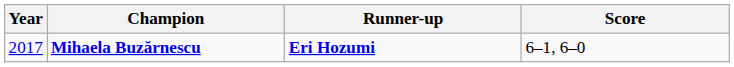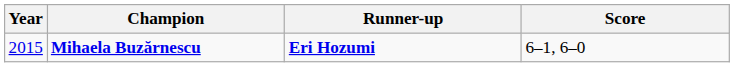(26, 47) 2017 -> (26, 47) 2015
